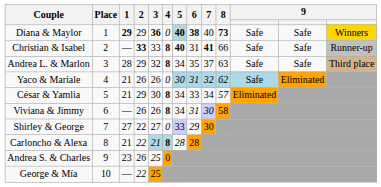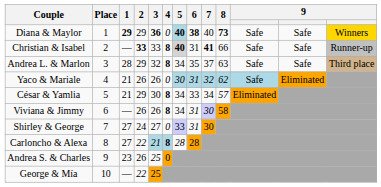(180, 48) no background -> (180, 48) lightgrey background
(141, 127) 22 -> (141, 127) 24
(194, 127) 29 -> (194, 127) 31
(127, 142) 21 -> (127, 142) 27
